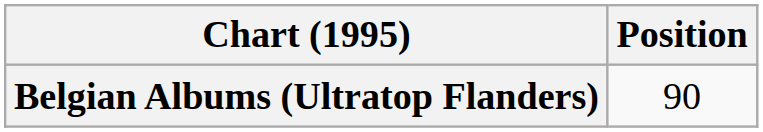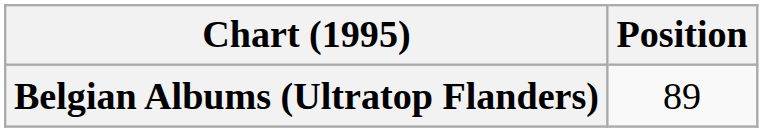(682, 95) 90 -> (682, 95) 89
